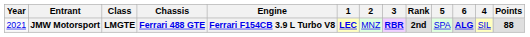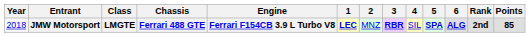columns swapped: (484, 11) <-> (419, 11)
(16, 25) 2021 -> (16, 25) 2018
(442, 25) normal -> (434, 25) bold
(509, 25) 88 -> (509, 25) 85
